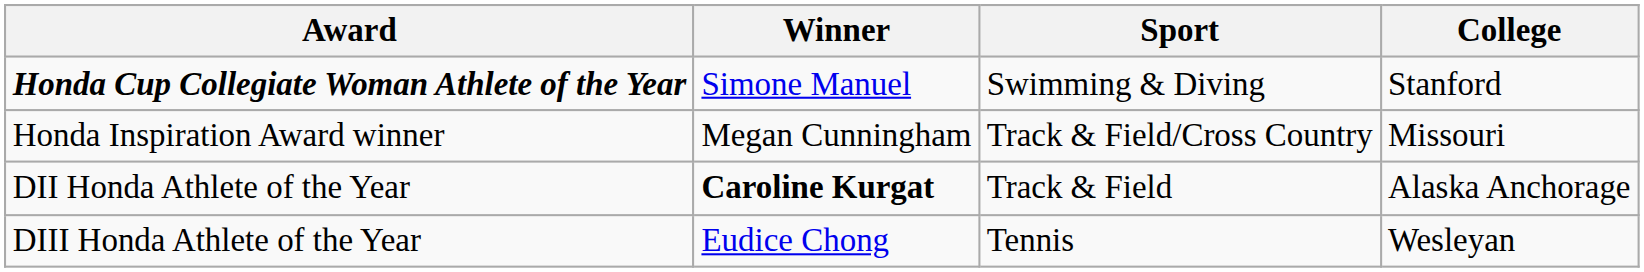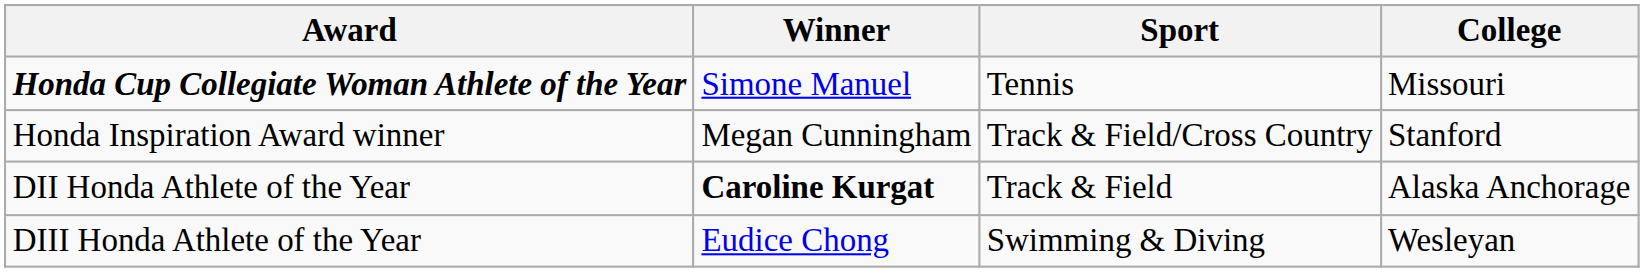(1126, 82) Swimming & Diving -> (1030, 82) Tennis
(1445, 82) Stanford -> (1447, 82) Missouri
(1447, 135) Missouri -> (1445, 135) Stanford
(1030, 239) Tennis -> (1126, 239) Swimming & Diving
